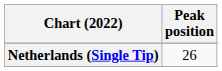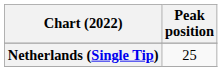(190, 54) 26 -> (190, 54) 25
